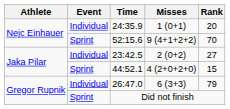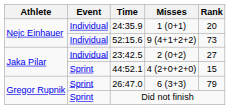(81, 41) Sprint -> (89, 41) Individual
(212, 41) 70 -> (212, 41) 73
(89, 84) Individual -> (81, 84) Sprint
